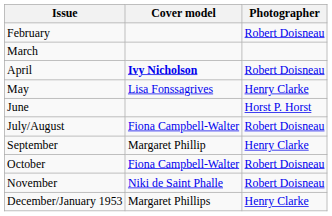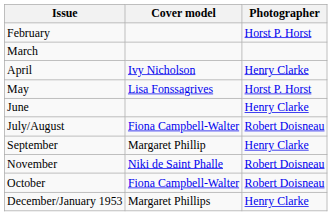(285, 32) Robert Doisneau -> (278, 32) Horst P. Horst
(163, 70) bold -> (162, 70) normal
(285, 70) Robert Doisneau -> (277, 70) Henry Clarke
(277, 88) Henry Clarke -> (278, 88) Horst P. Horst
(278, 107) Horst P. Horst -> (277, 107) Henry Clarke
rows swapped: (26, 164) <-> (32, 182)
